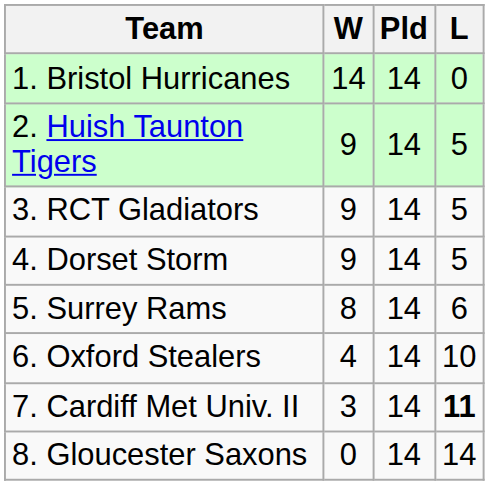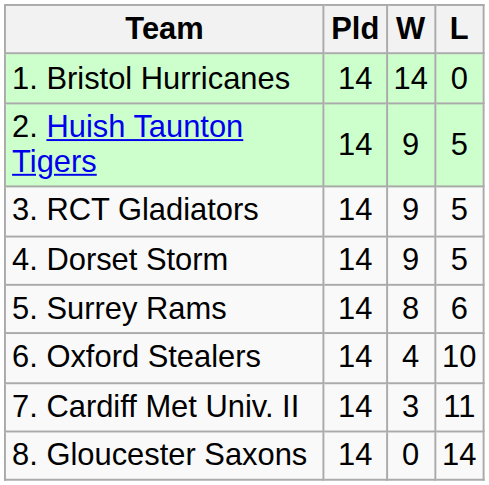columns swapped: (404, 28) <-> (348, 28)
(459, 406) bold -> (459, 406) normal
